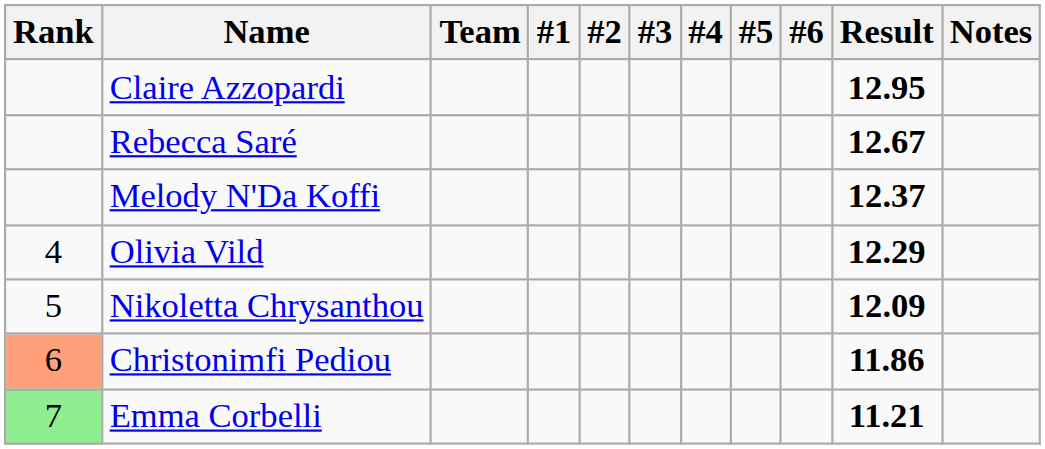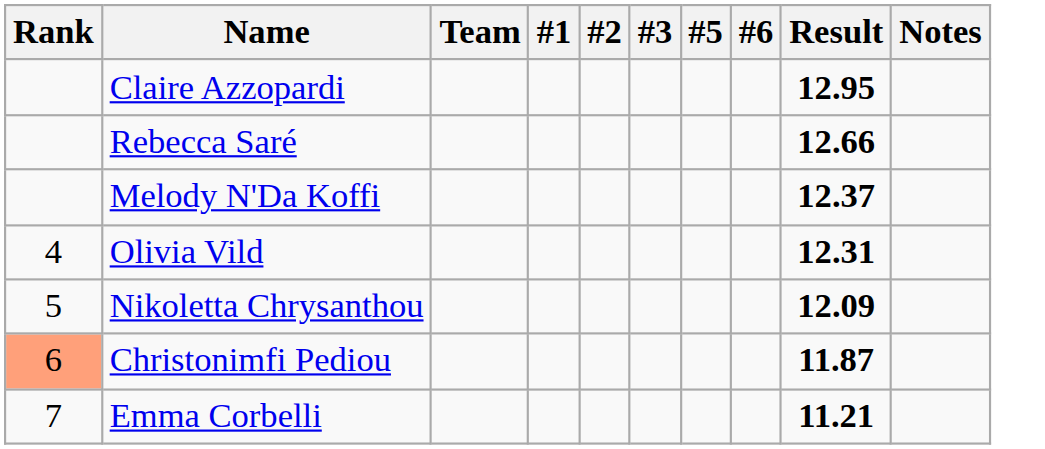- column: (705, 31)
(887, 141) 12.67 -> (836, 141) 12.66
(887, 251) 12.29 -> (836, 251) 12.31
(887, 360) 11.86 -> (836, 360) 11.87
(53, 415) lightgreen background -> (53, 415) no background
